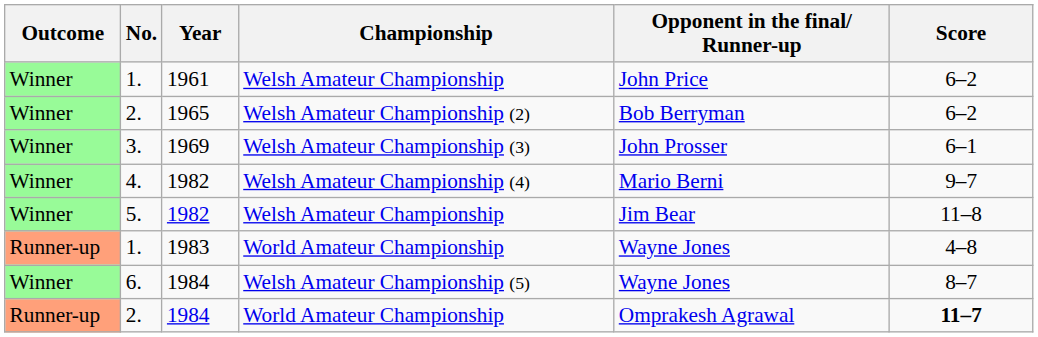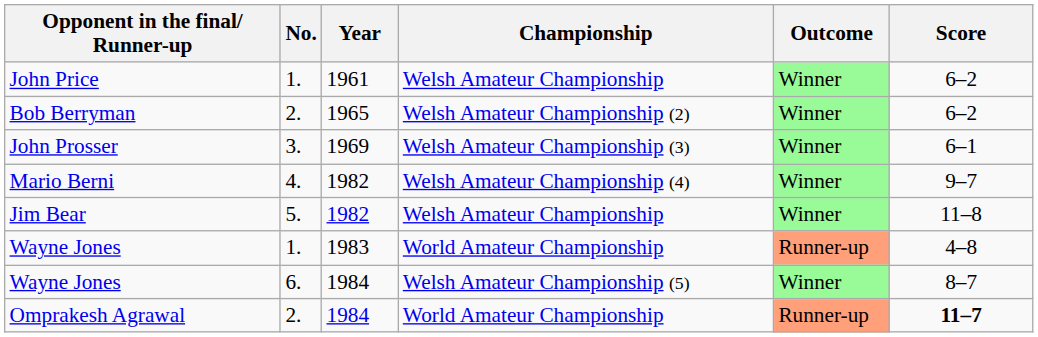columns swapped: (63, 33) <-> (752, 33)
